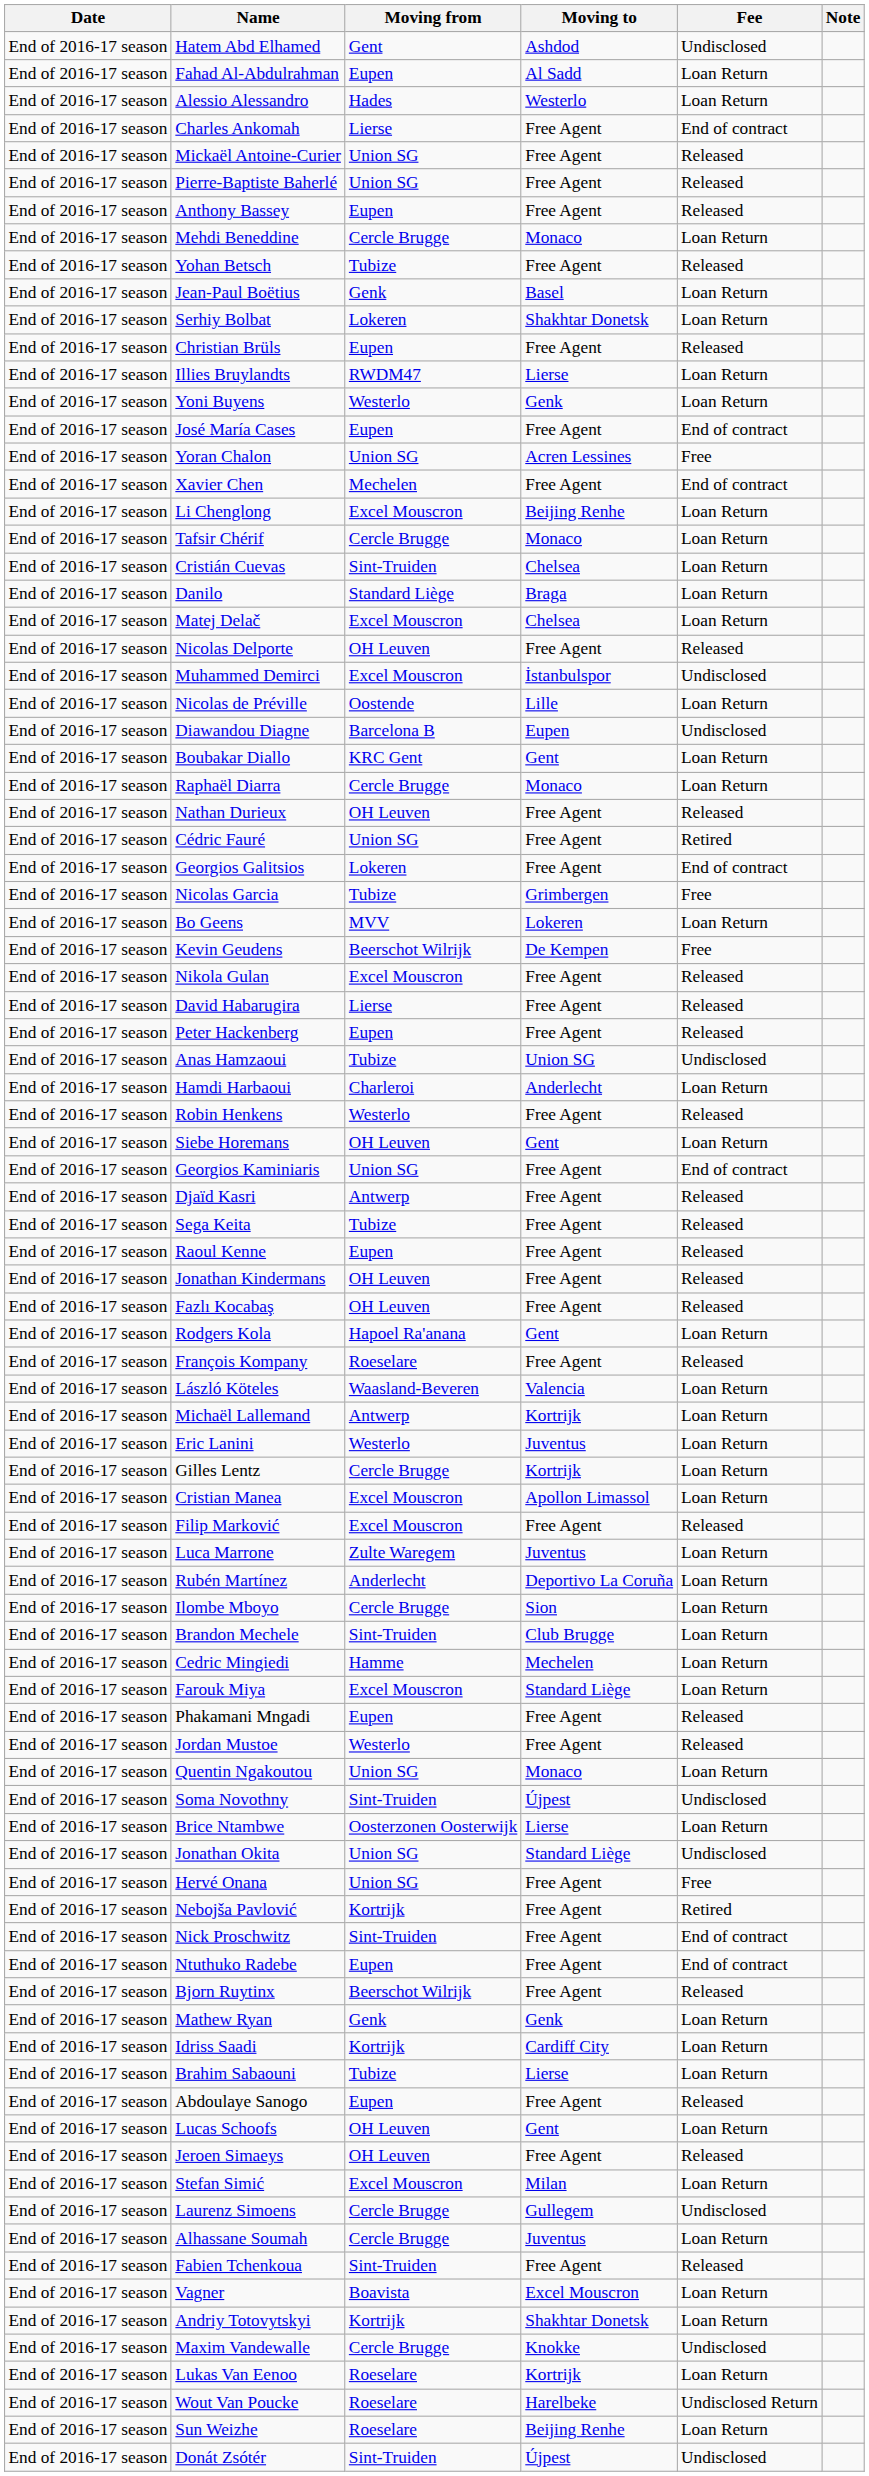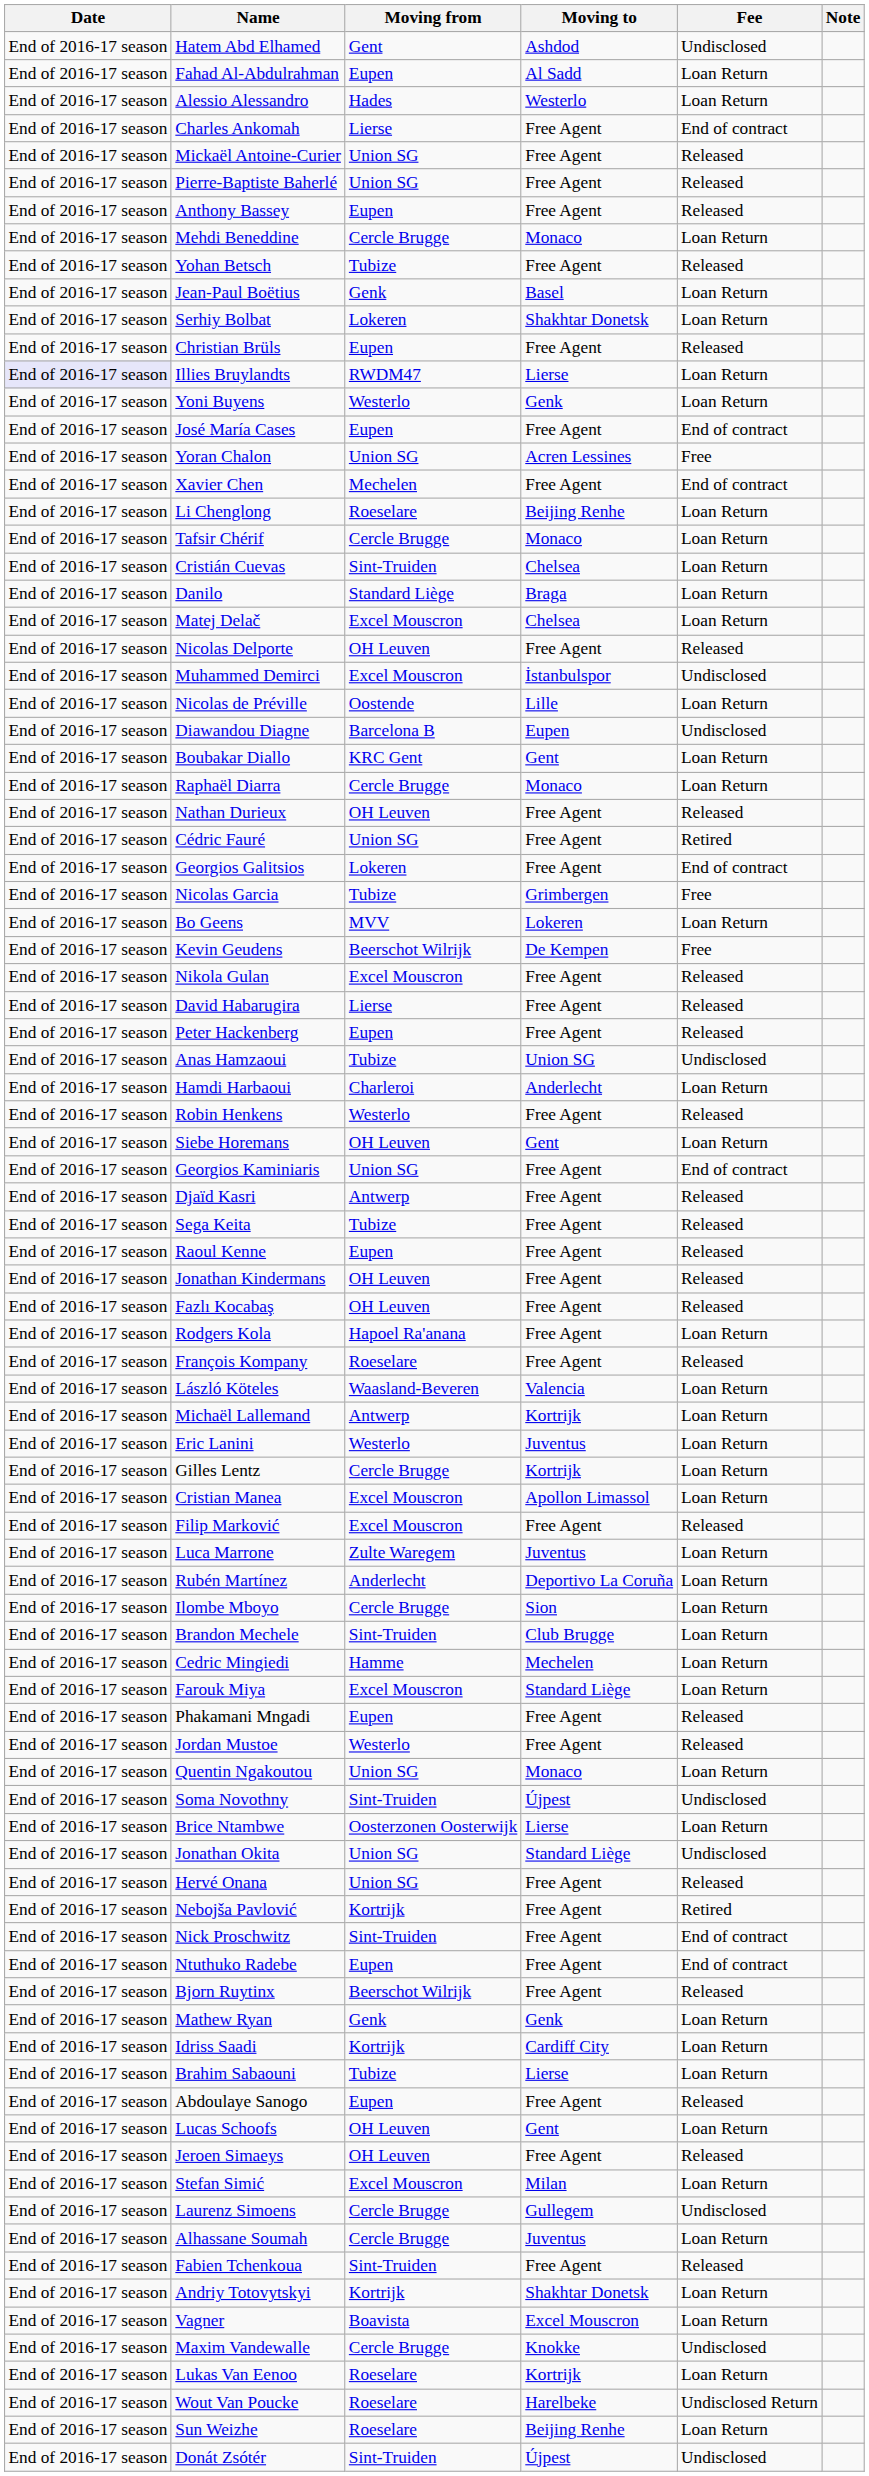(88, 374) no background -> (88, 374) lavender background
(406, 511) Excel Mouscron -> (383, 511) Roeselare
(542, 1333) Gent -> (563, 1333) Free Agent
(696, 1881) Free -> (712, 1881) Released
rows swapped: (243, 2320) <-> (200, 2292)
